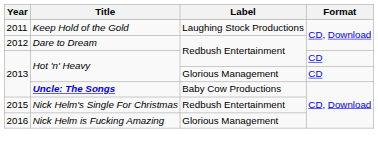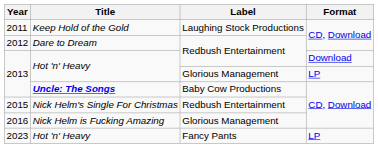(315, 58) CD -> (330, 58) Download
(315, 74) CD -> (314, 74) LP
+ row: (17, 136)
